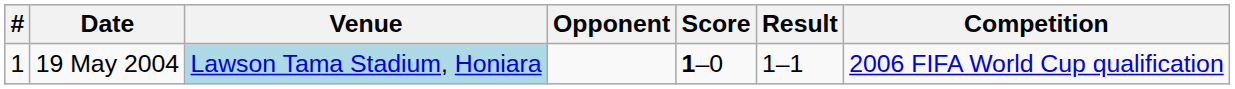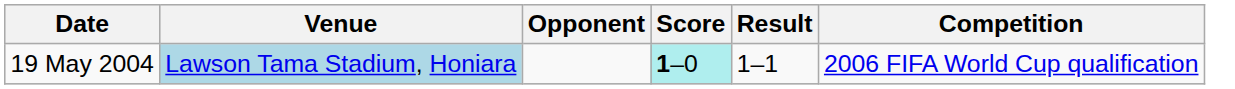- column: (17, 24)
(702, 63) no background -> (677, 63) paleturquoise background
